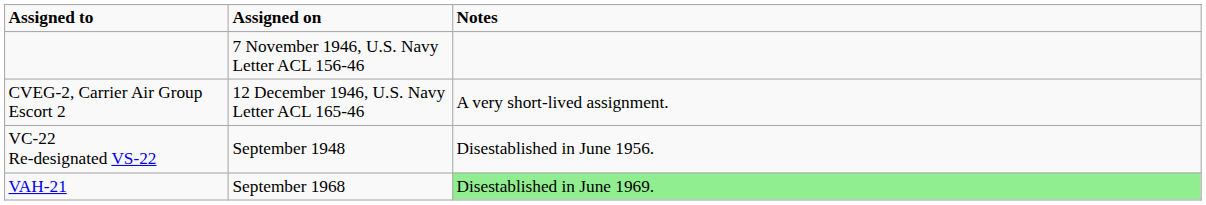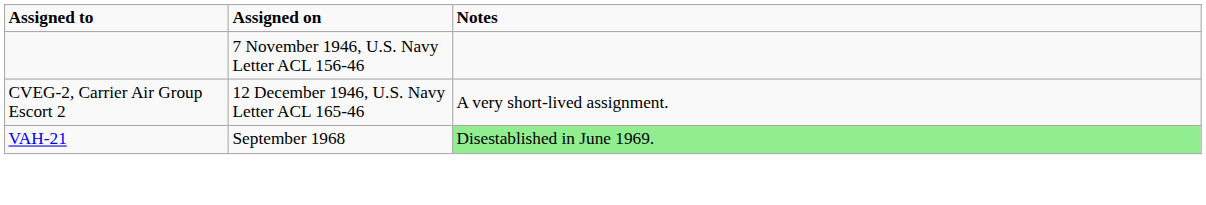- row: (83, 149)
